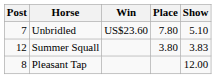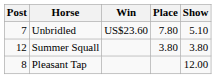(199, 47) 3.83 -> (199, 47) 3.80
